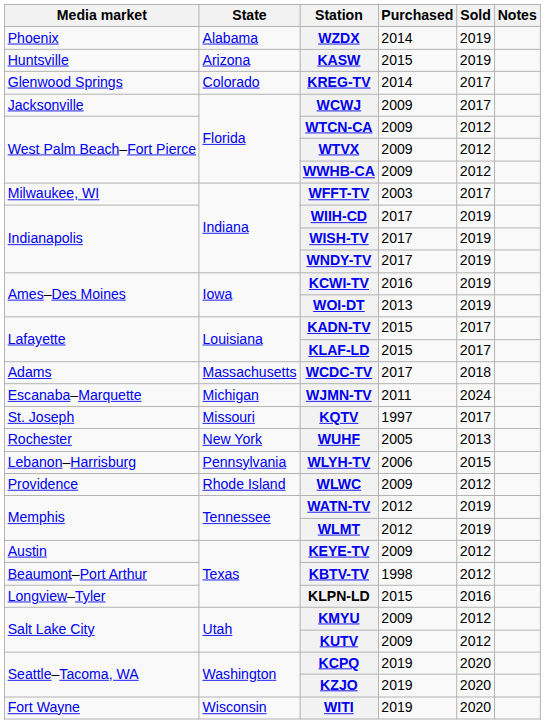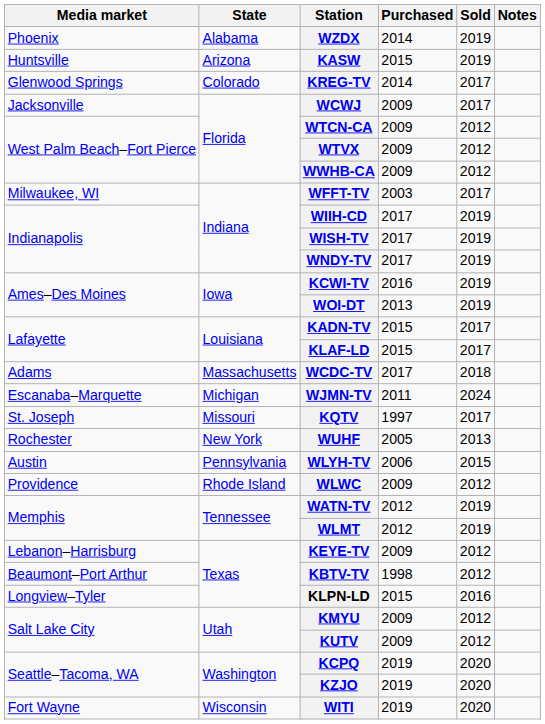(72, 462) Lebanon–Harrisburg -> (27, 462) Austin
(27, 551) Austin -> (72, 551) Lebanon–Harrisburg
